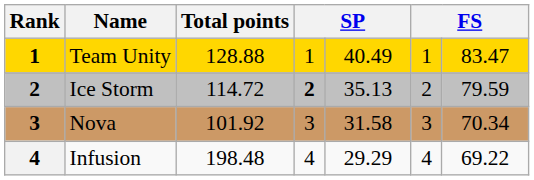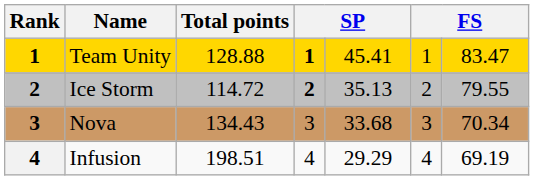(309, 55) normal -> (309, 55) bold
(368, 55) 40.49 -> (368, 55) 45.41
(485, 89) 79.59 -> (485, 89) 79.55
(235, 123) 101.92 -> (235, 123) 134.43
(368, 123) 31.58 -> (368, 123) 33.68
(235, 157) 198.48 -> (235, 157) 198.51
(485, 157) 69.22 -> (485, 157) 69.19
